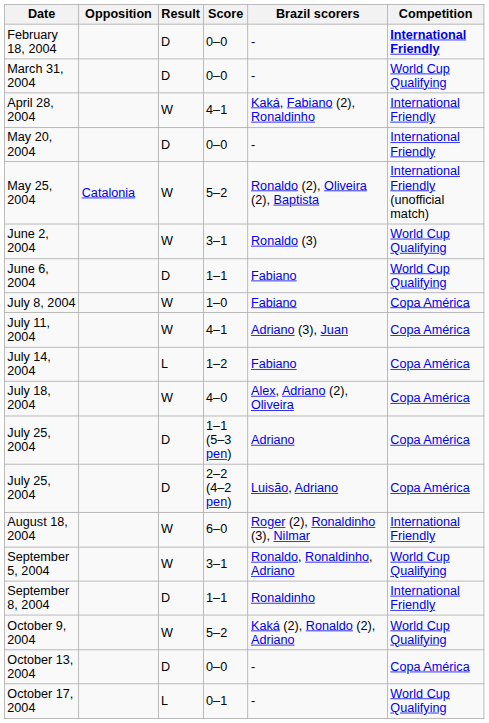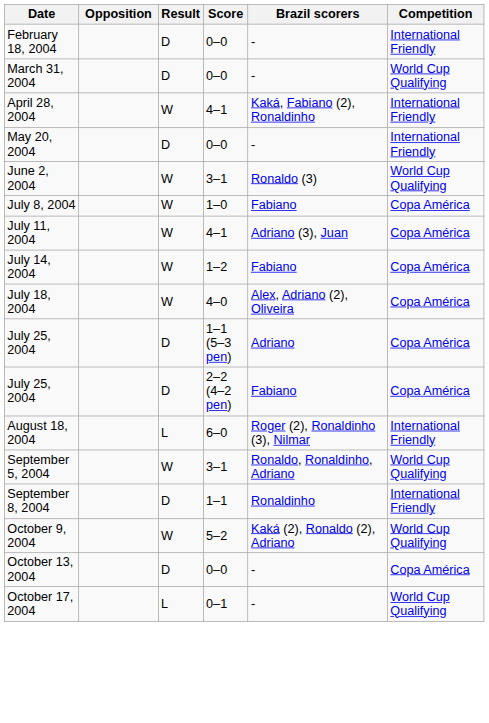(428, 41) bold -> (425, 41) normal
- row: (30, 192)
- row: (28, 275)
(165, 364) L -> (167, 267) W
(295, 488) Luisão, Adriano -> (274, 391) Fabiano
(167, 529) W -> (165, 432) L
